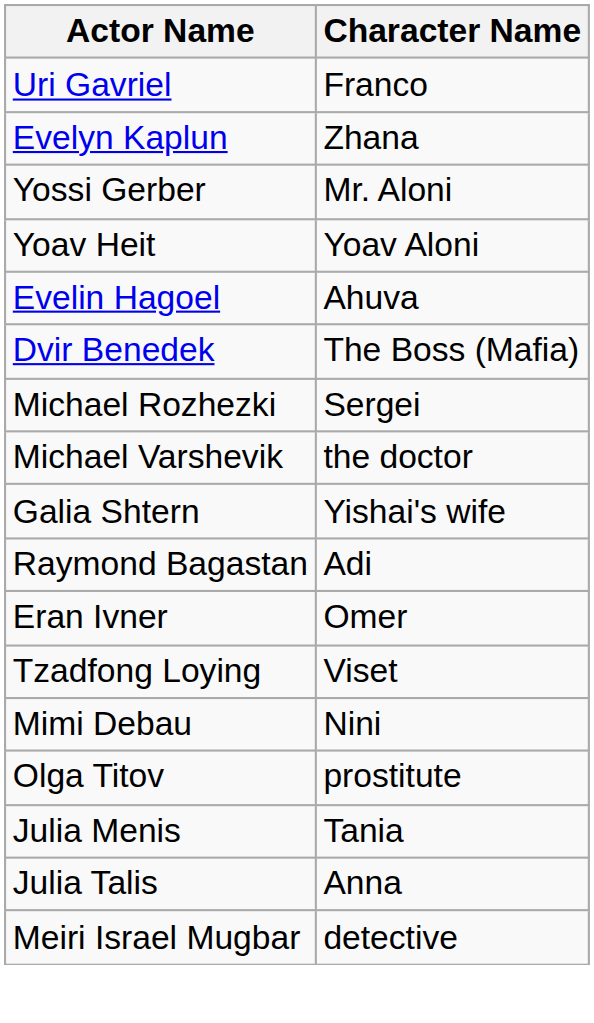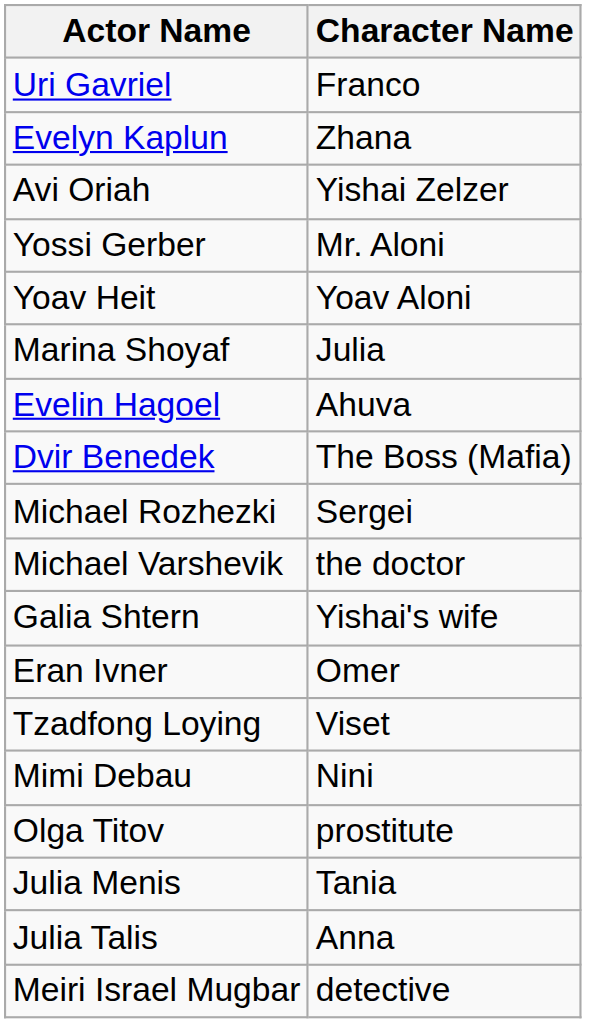+ row: (82, 191)
+ row: (121, 350)
- row: (160, 564)
